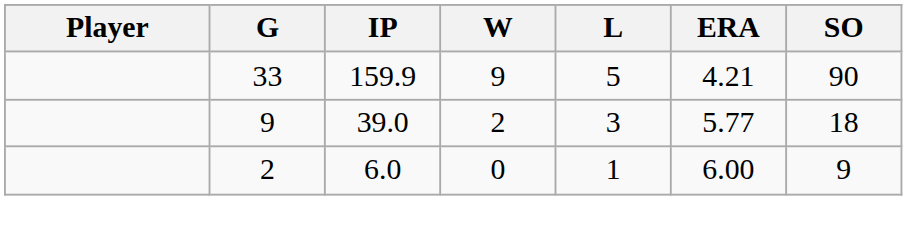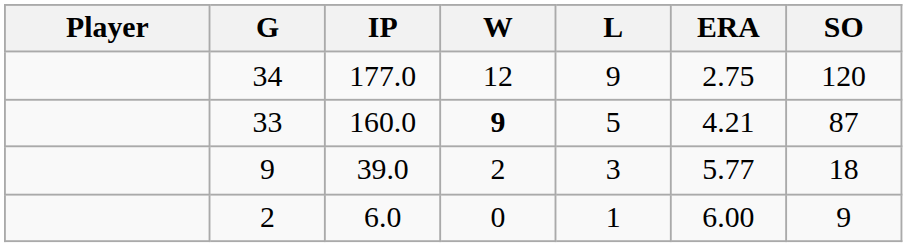+ row: (267, 75)
(383, 75) 159.9 -> (383, 122) 160.0
(498, 75) normal -> (498, 122) bold
(844, 75) 90 -> (844, 122) 87
